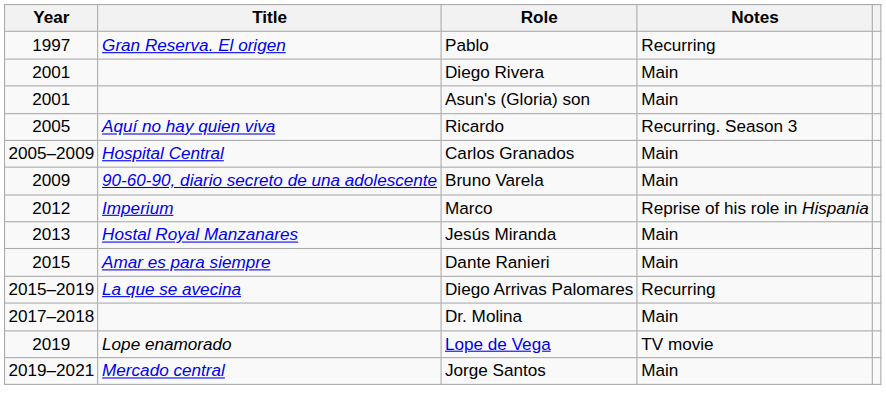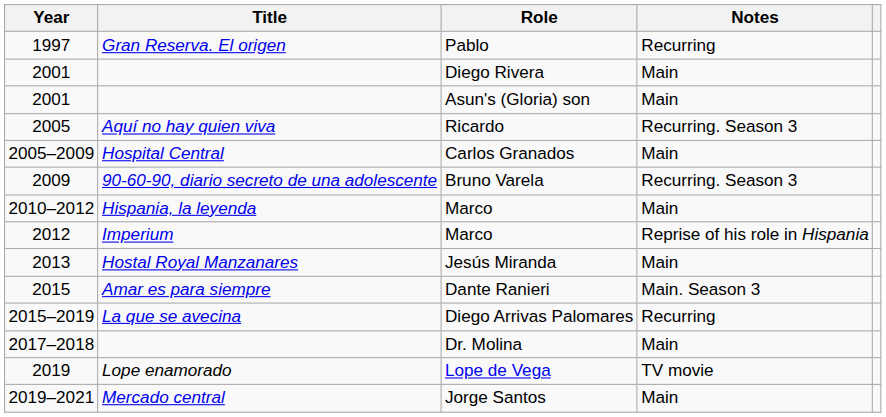(660, 180) Main -> (719, 180) Recurring. Season 3
+ row: (51, 208)
(660, 262) Main -> (701, 289) Main. Season 3
